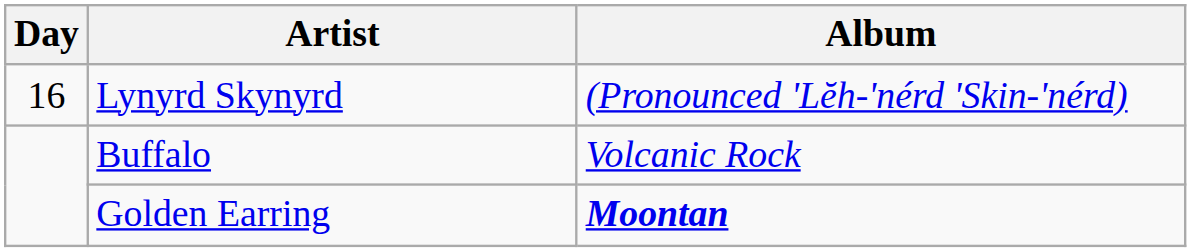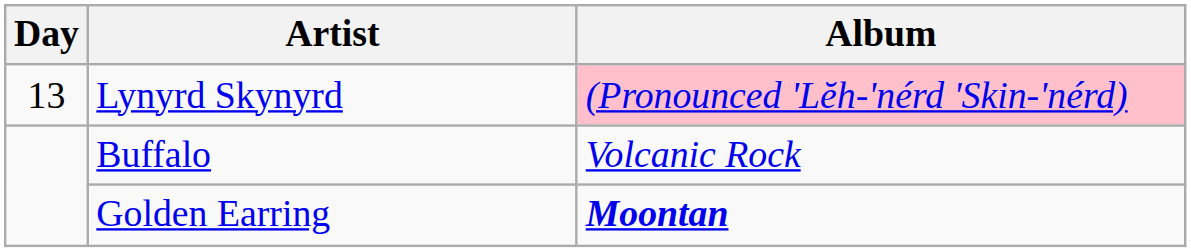(46, 94) 16 -> (46, 94) 13
(857, 94) no background -> (857, 94) pink background
